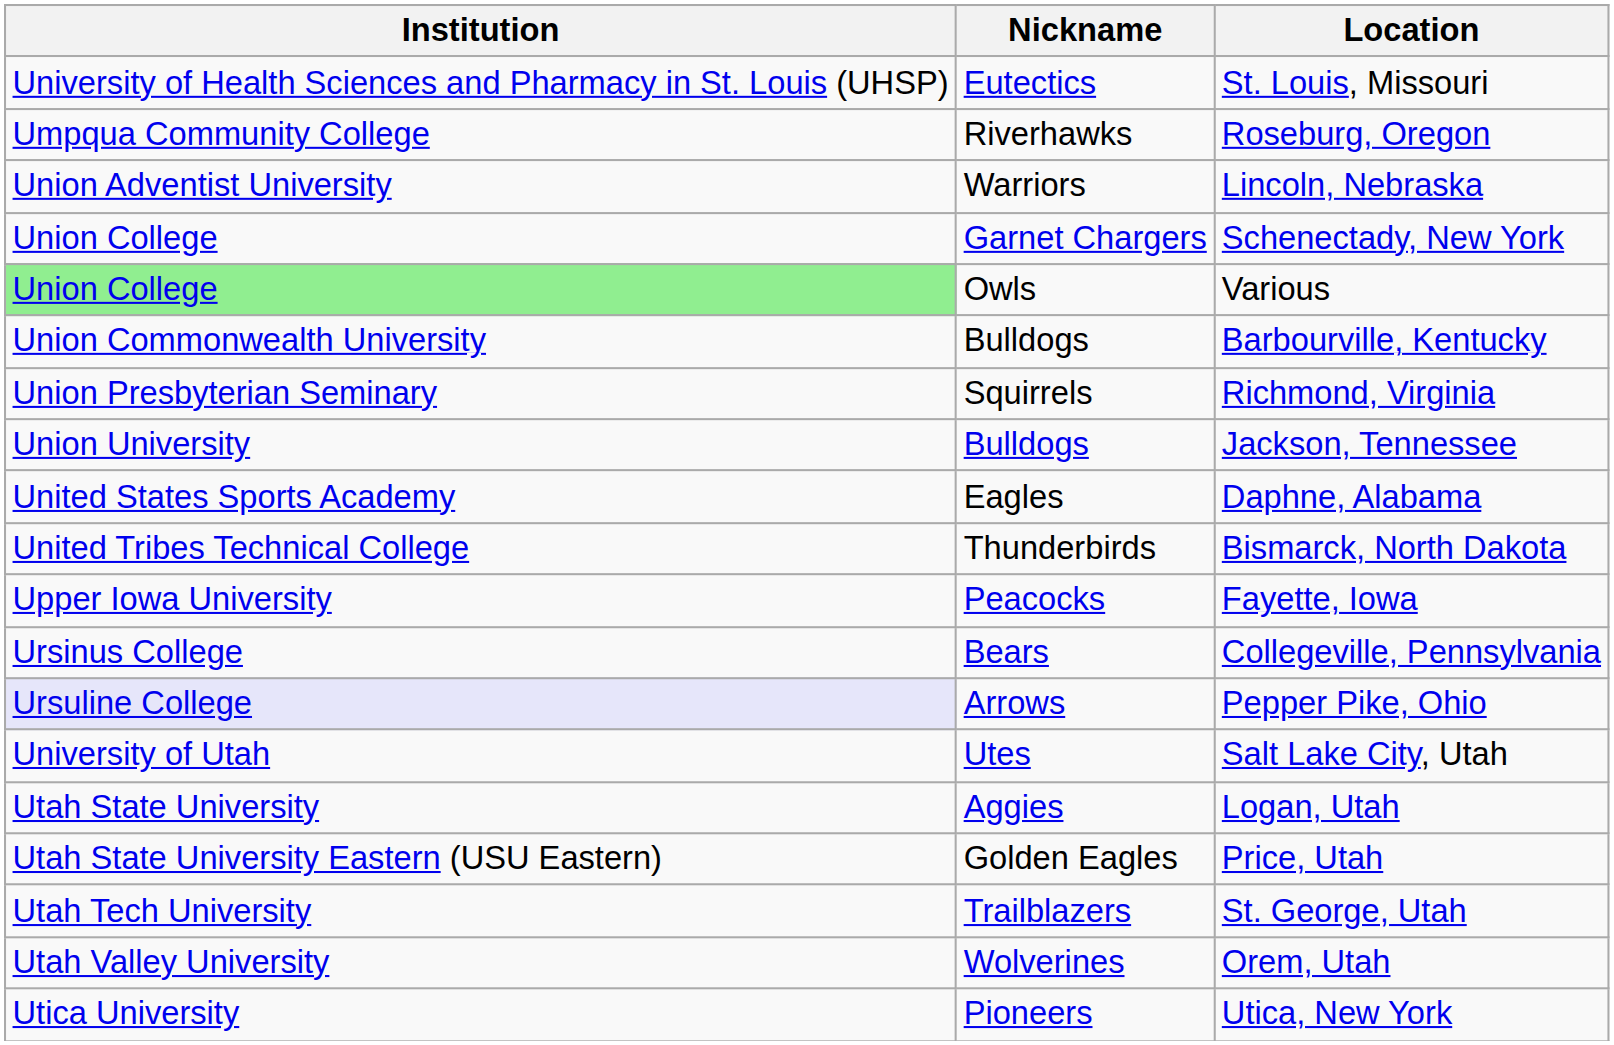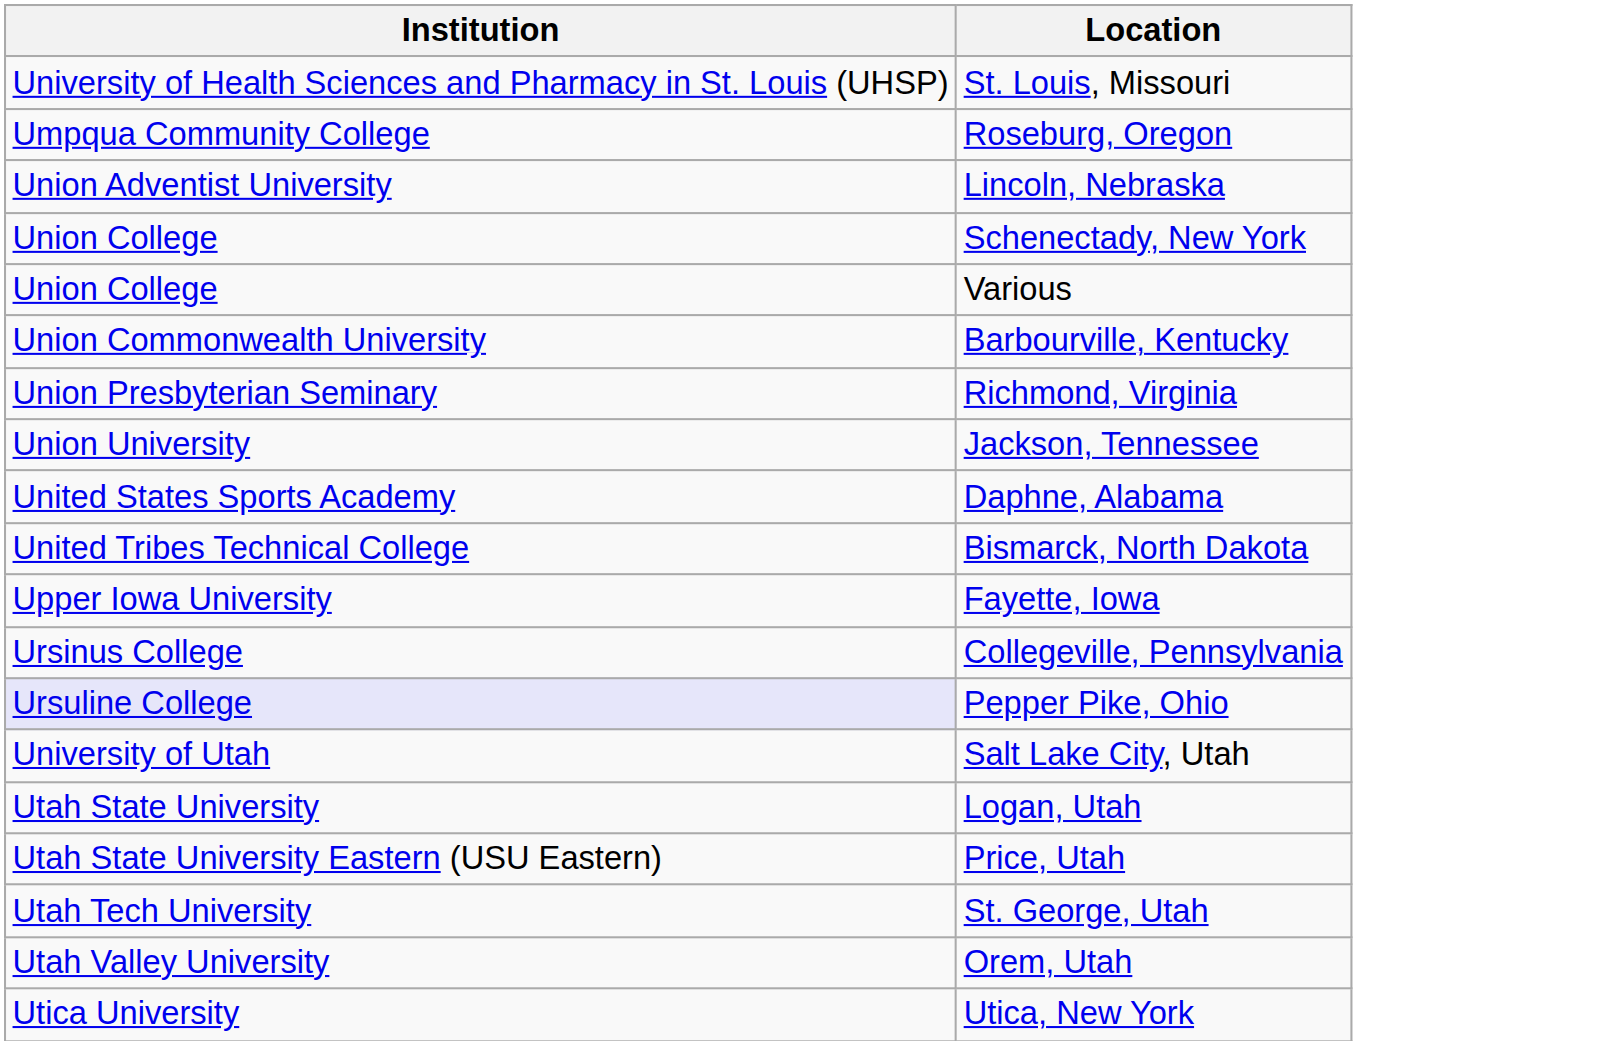- column: (1085, 30)
(115, 289) lightgreen background -> (115, 289) no background
